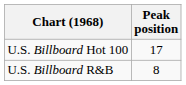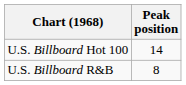(156, 49) 17 -> (156, 49) 14
